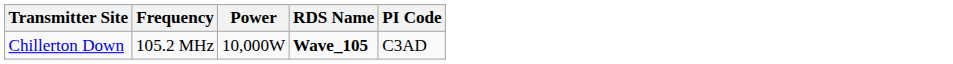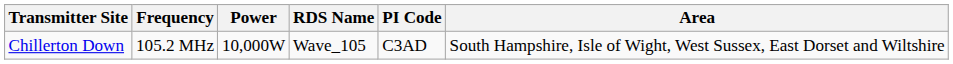+ column: (697, 18)
(331, 45) bold -> (329, 45) normal
